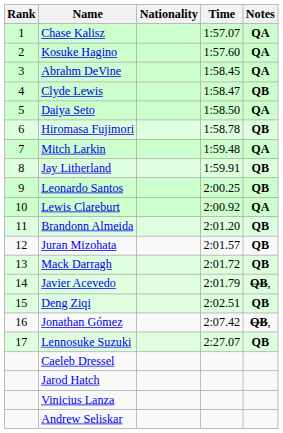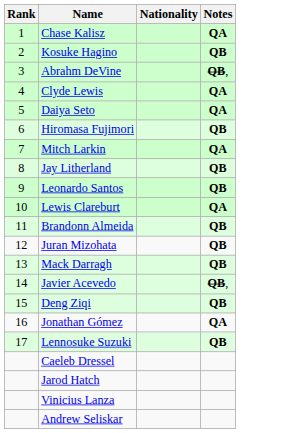- column: (222, 14)
(260, 52) QA -> (218, 52) QB
(260, 71) QA -> (218, 71) QB,
(260, 91) QB -> (218, 91) QA
(260, 322) QB, -> (218, 322) QA
